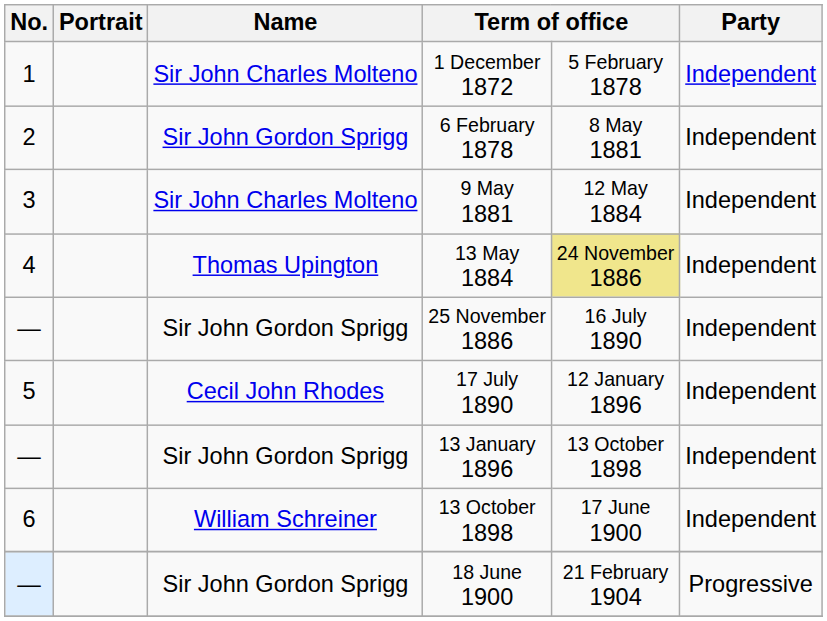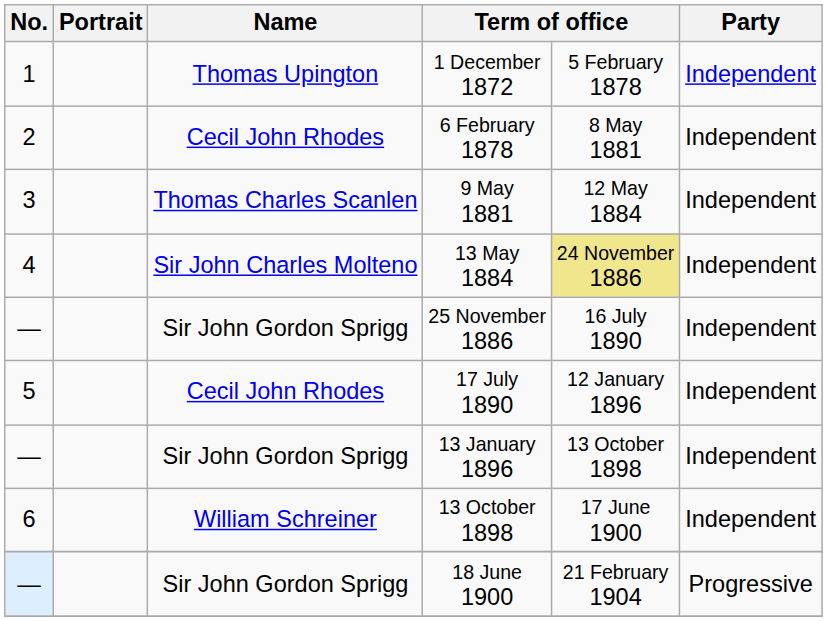(285, 73) Sir John Charles Molteno -> (285, 73) Thomas Upington
(285, 137) Sir John Gordon Sprigg -> (285, 137) Cecil John Rhodes
(285, 201) Sir John Charles Molteno -> (285, 201) Thomas Charles Scanlen
(285, 264) Thomas Upington -> (285, 264) Sir John Charles Molteno
